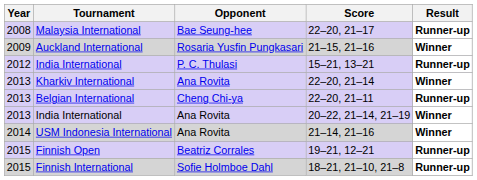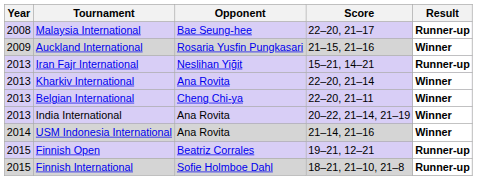- row: (79, 64)
+ row: (87, 64)
(442, 99) Runner-up -> (433, 99) Winner
